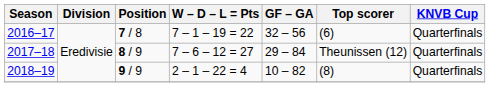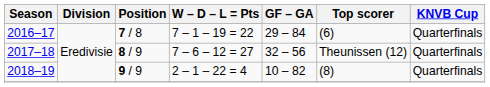(285, 33) 32 – 56 -> (285, 33) 29 – 84
(285, 52) 29 – 84 -> (285, 52) 32 – 56
